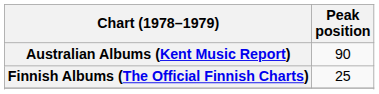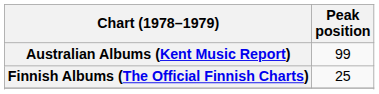(343, 54) 90 -> (343, 54) 99
